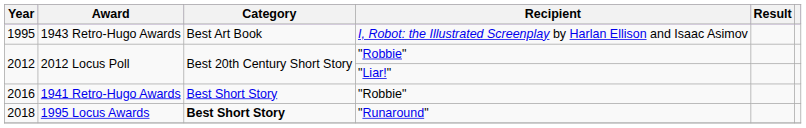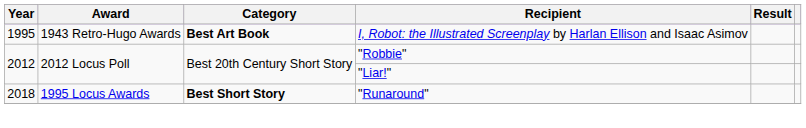(224, 34) normal -> (228, 34) bold
- row: (21, 93)
